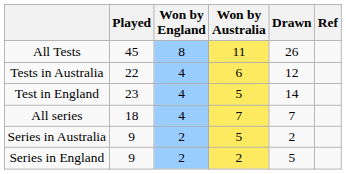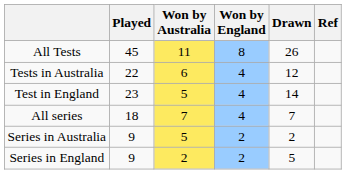columns swapped: (239, 22) <-> (182, 22)
